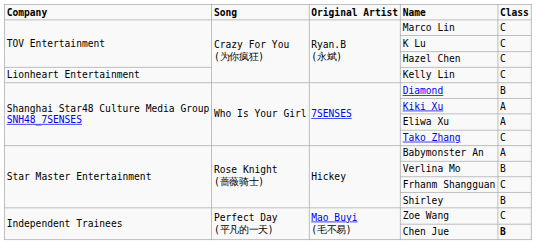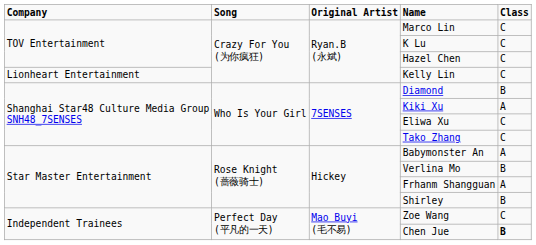(503, 122) A -> (503, 122) C
(503, 185) C -> (503, 185) A
